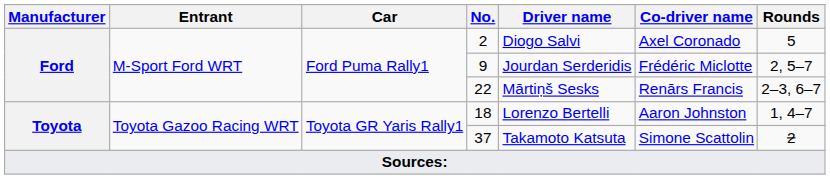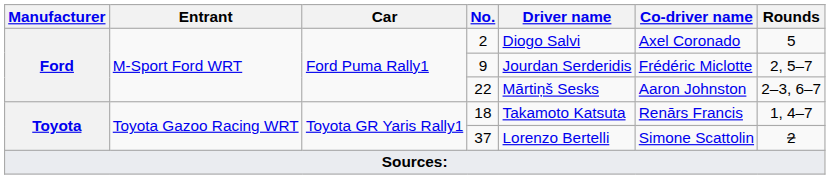(691, 89) Renārs Francis -> (693, 89) Aaron Johnston
(556, 113) Lorenzo Bertelli -> (564, 113) Takamoto Katsuta
(693, 113) Aaron Johnston -> (691, 113) Renārs Francis
(564, 137) Takamoto Katsuta -> (556, 137) Lorenzo Bertelli
